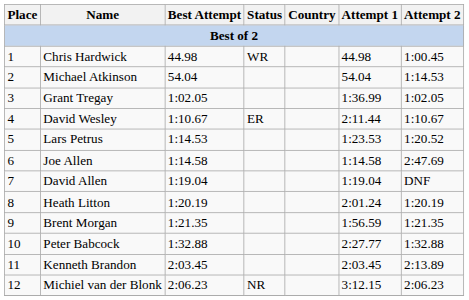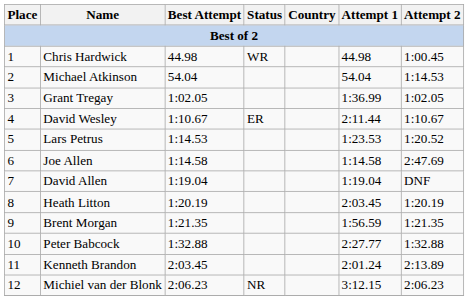(361, 202) 2:01.24 -> (361, 202) 2:03.45
(361, 264) 2:03.45 -> (361, 264) 2:01.24
